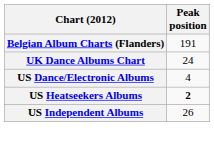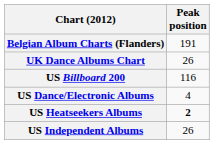(188, 60) 24 -> (188, 60) 26
+ row: (86, 78)
